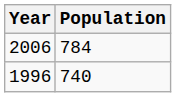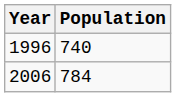rows swapped: (30, 77) <-> (30, 48)
